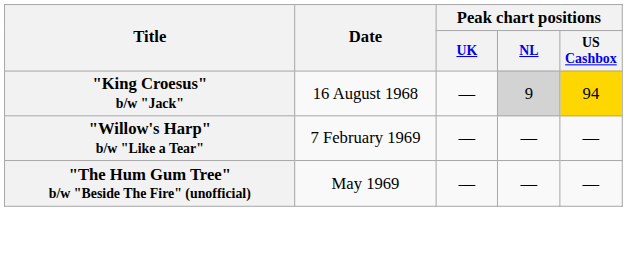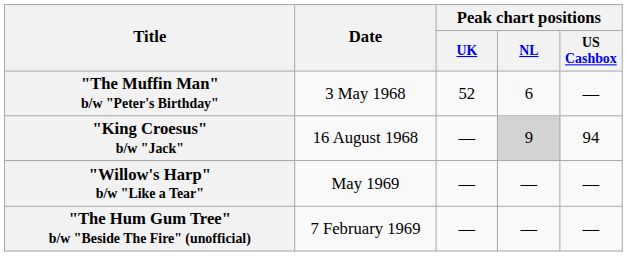+ row: (150, 93)
(591, 93) gold background -> (591, 138) no background
(365, 138) 7 February 1969 -> (365, 183) May 1969
(365, 183) May 1969 -> (365, 228) 7 February 1969
